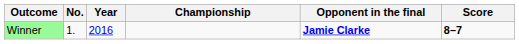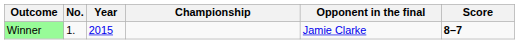(101, 30) 2016 -> (101, 30) 2015
(336, 30) bold -> (335, 30) normal
